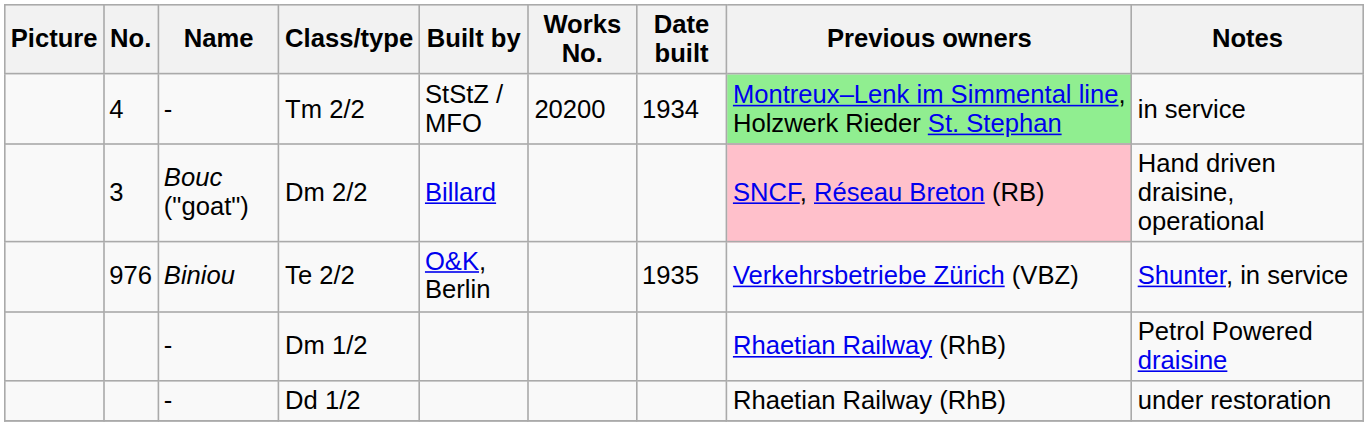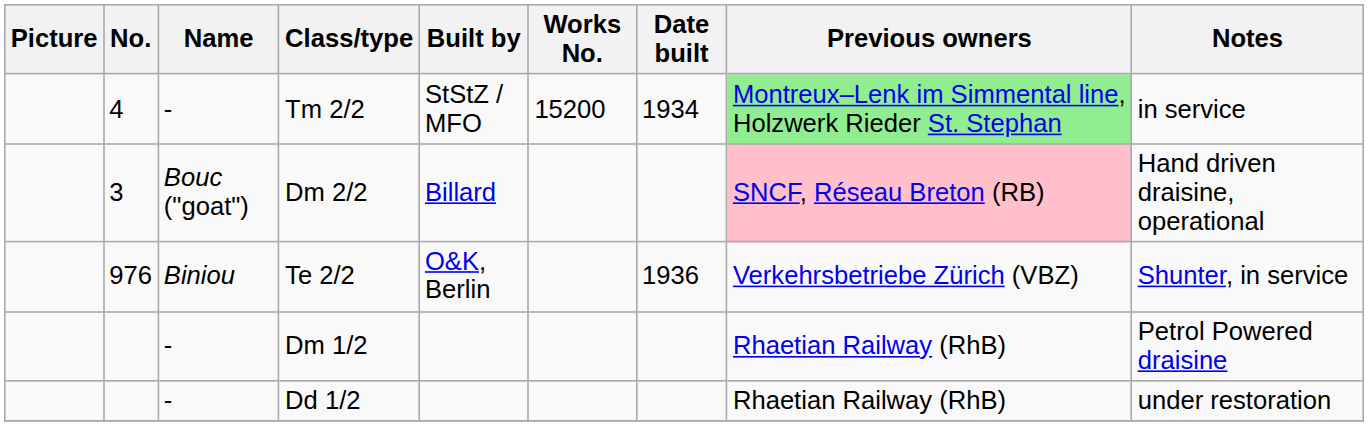(570, 108) 20200 -> (570, 108) 15200
(670, 276) 1935 -> (670, 276) 1936
